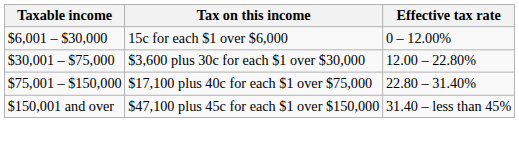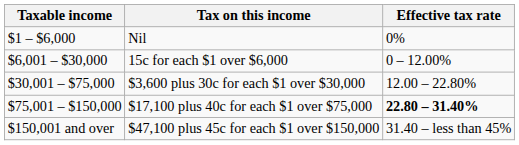+ row: (137, 38)
(431, 83) normal -> (432, 106) bold
